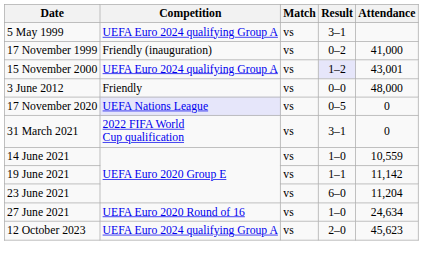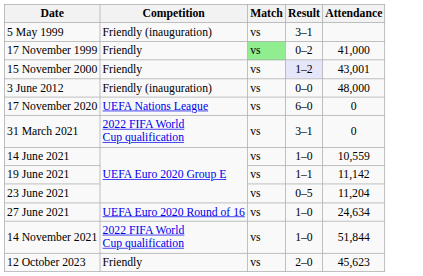(190, 32) UEFA Euro 2024 qualifying Group A -> (157, 32) Friendly (inauguration)
(157, 50) Friendly (inauguration) -> (122, 50) Friendly
(289, 50) no background -> (255, 50) lightgreen background
(190, 69) UEFA Euro 2024 qualifying Group A -> (122, 69) Friendly
(122, 87) Friendly -> (157, 87) Friendly (inauguration)
(155, 106) lavender background -> (155, 106) no background
(337, 106) 0–5 -> (304, 106) 6–0
(337, 193) 6–0 -> (304, 193) 0–5
+ row: (52, 237)
(190, 230) UEFA Euro 2024 qualifying Group A -> (122, 262) Friendly
